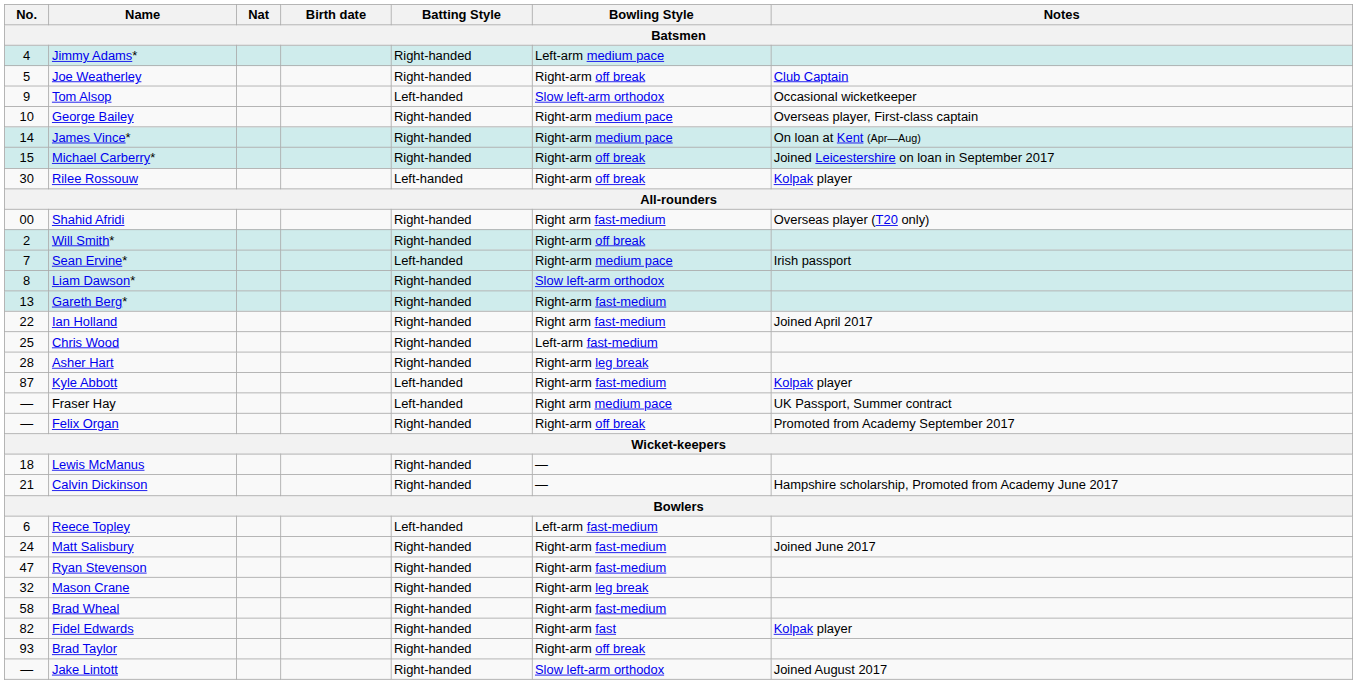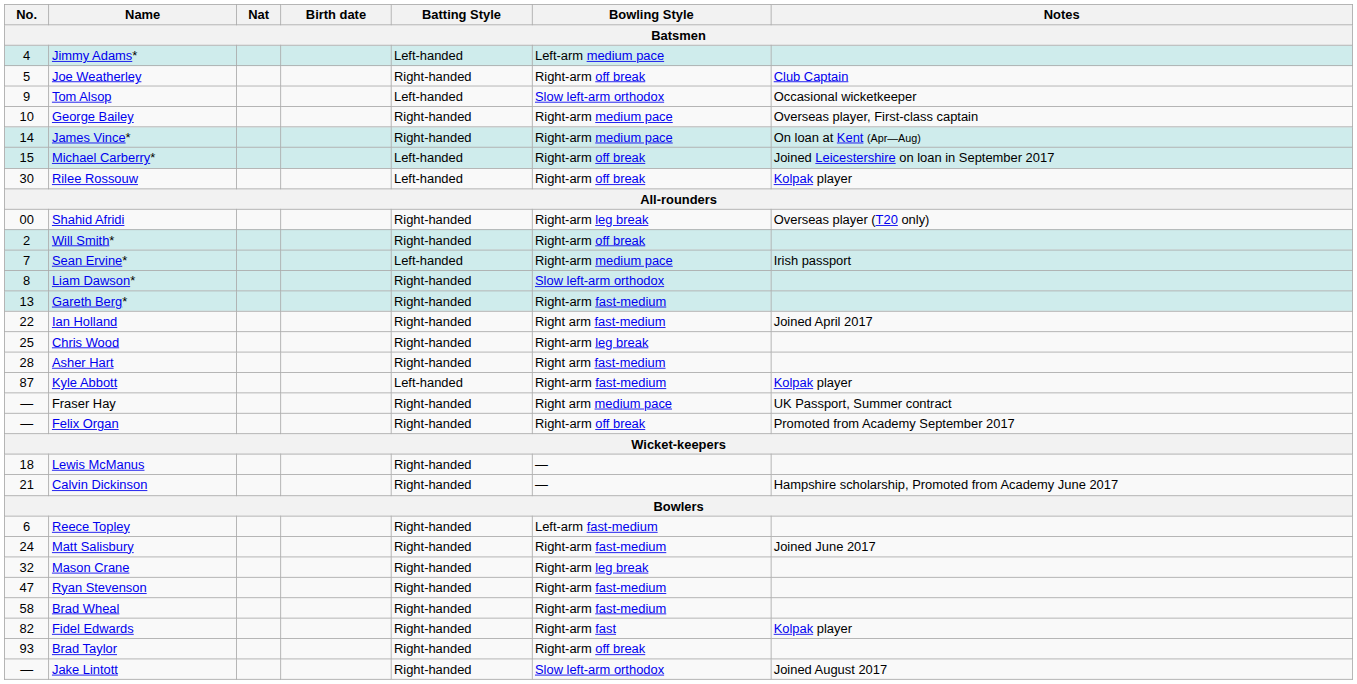(433, 56) Right-handed -> (428, 56) Left-handed
(433, 158) Right-handed -> (428, 158) Left-handed
(600, 219) Right arm fast-medium -> (592, 219) Right-arm leg break
(596, 342) Left-arm fast-medium -> (592, 342) Right-arm leg break
(592, 363) Right-arm leg break -> (600, 363) Right arm fast-medium
(428, 403) Left-handed -> (433, 403) Right-handed
(428, 526) Left-handed -> (433, 526) Right-handed
rows swapped: (92, 588) <-> (99, 567)
